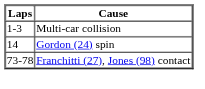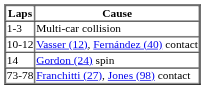+ row: (117, 44)
